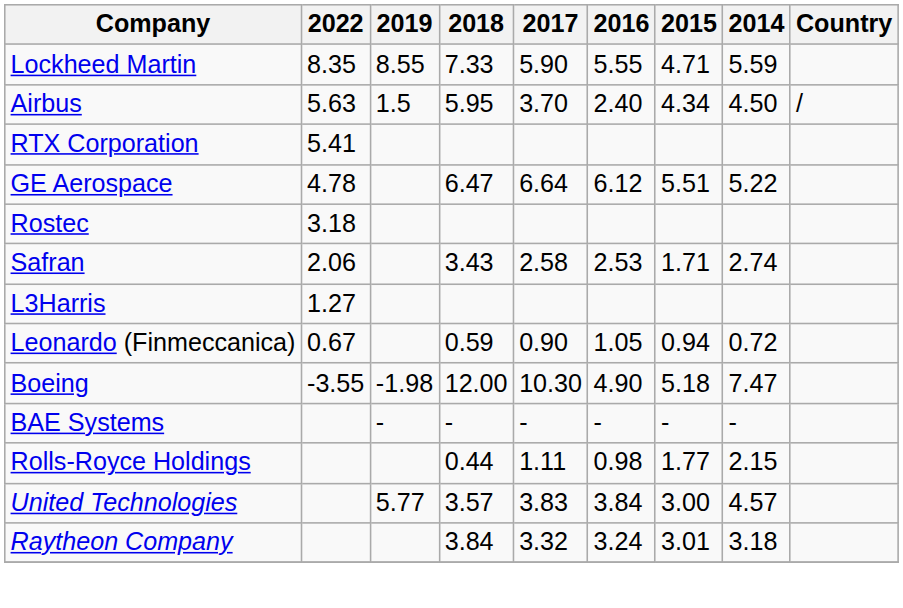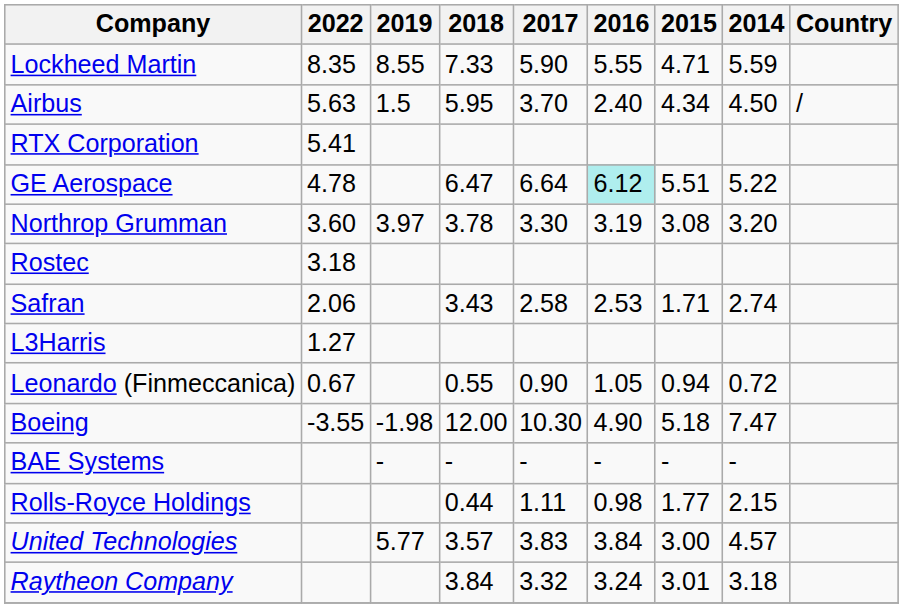(618, 183) no background -> (618, 183) paleturquoise background
+ row: (119, 223)
(469, 343) 0.59 -> (469, 382) 0.55
